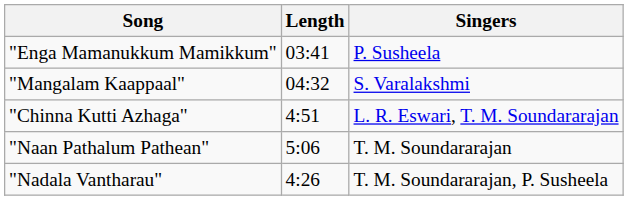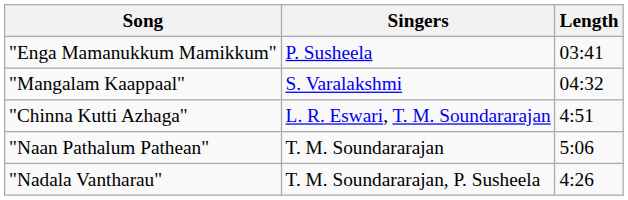columns swapped: (486, 20) <-> (315, 20)
